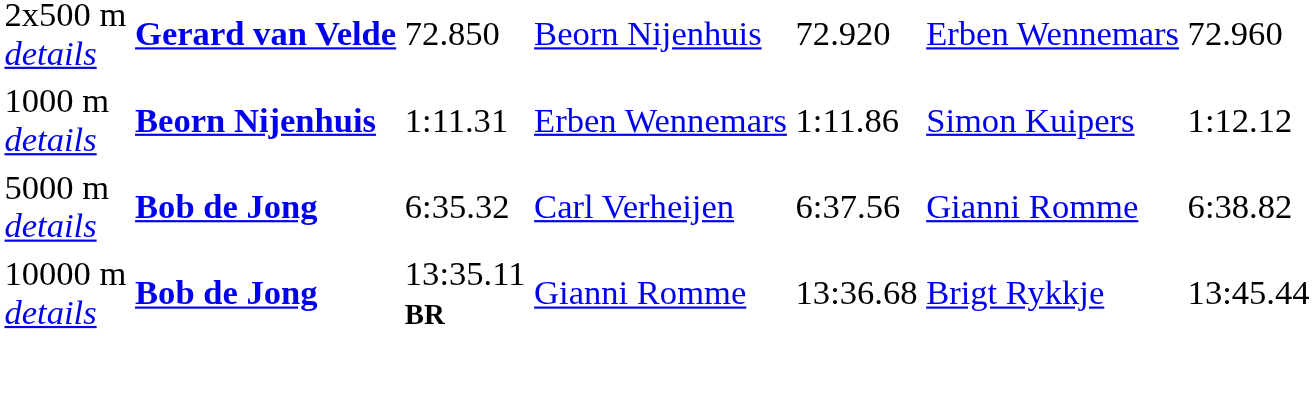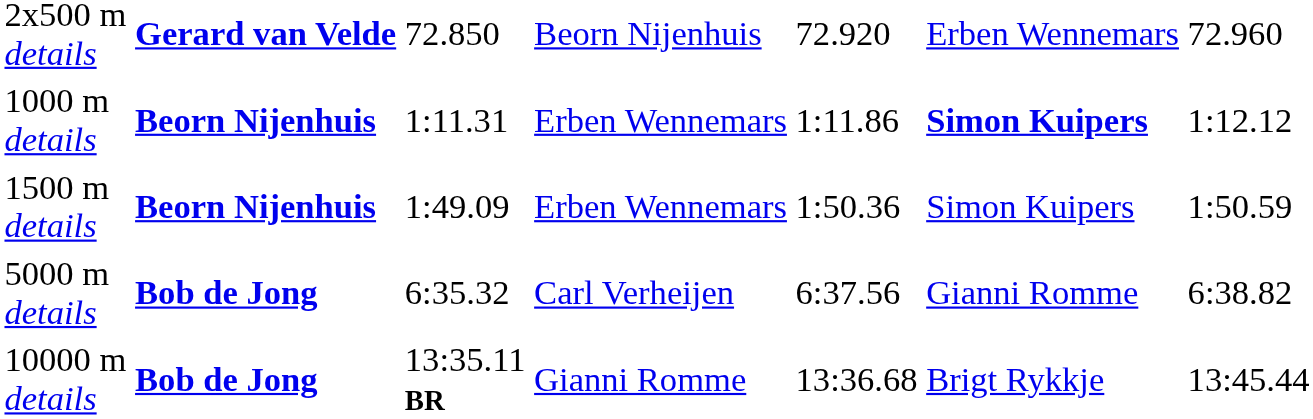(1030, 120) normal -> (1037, 120) bold
+ row: (57, 206)
